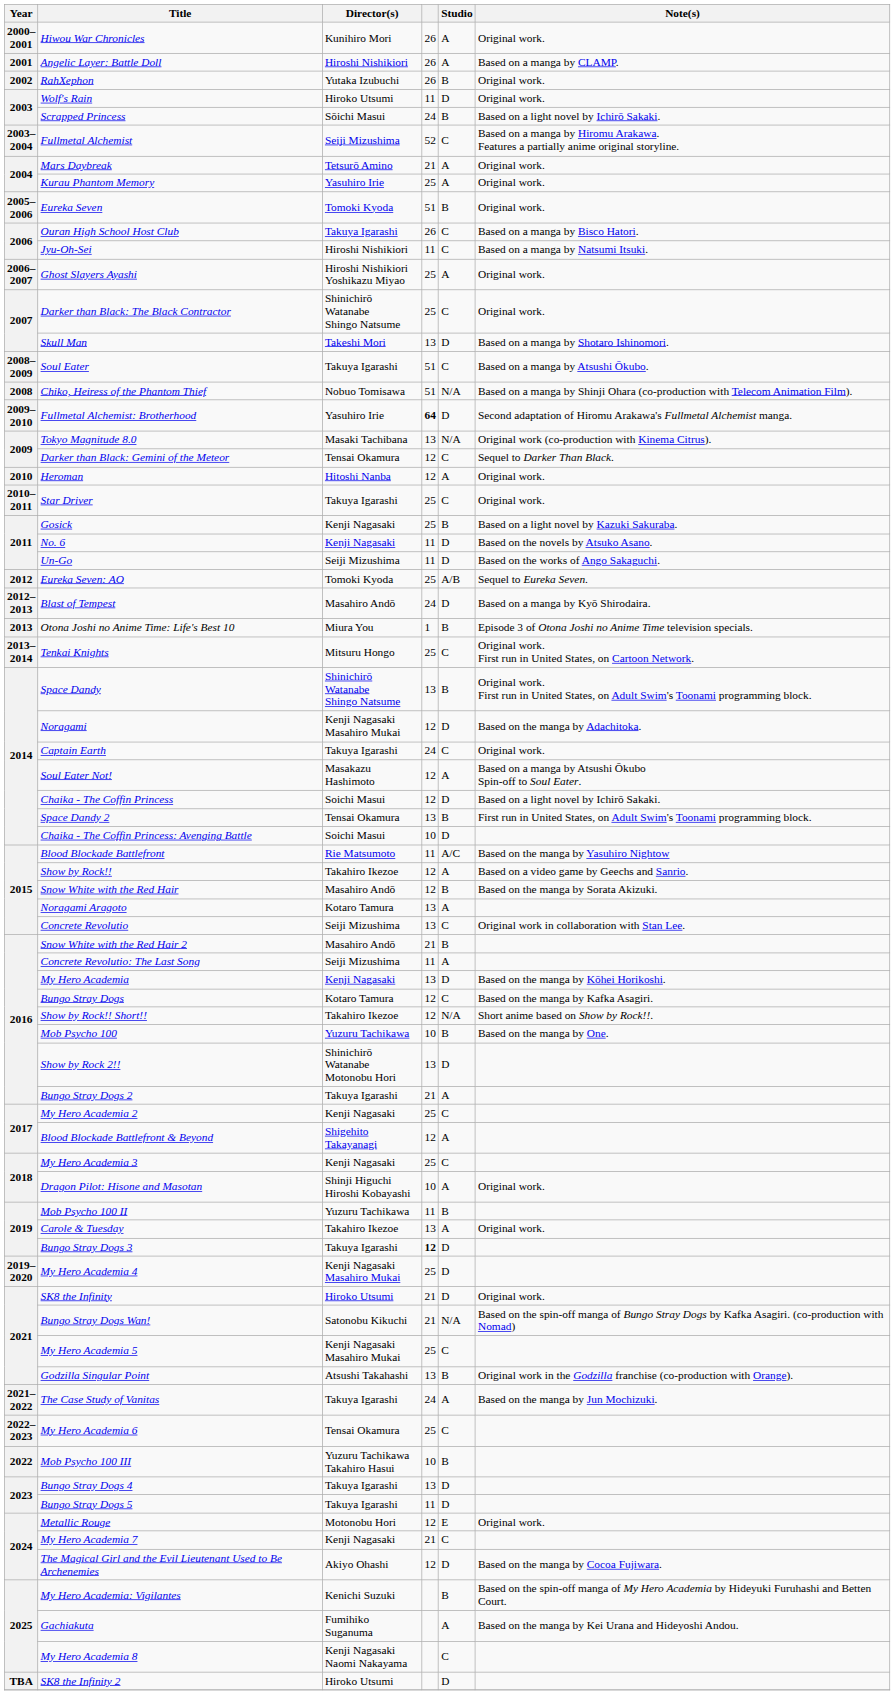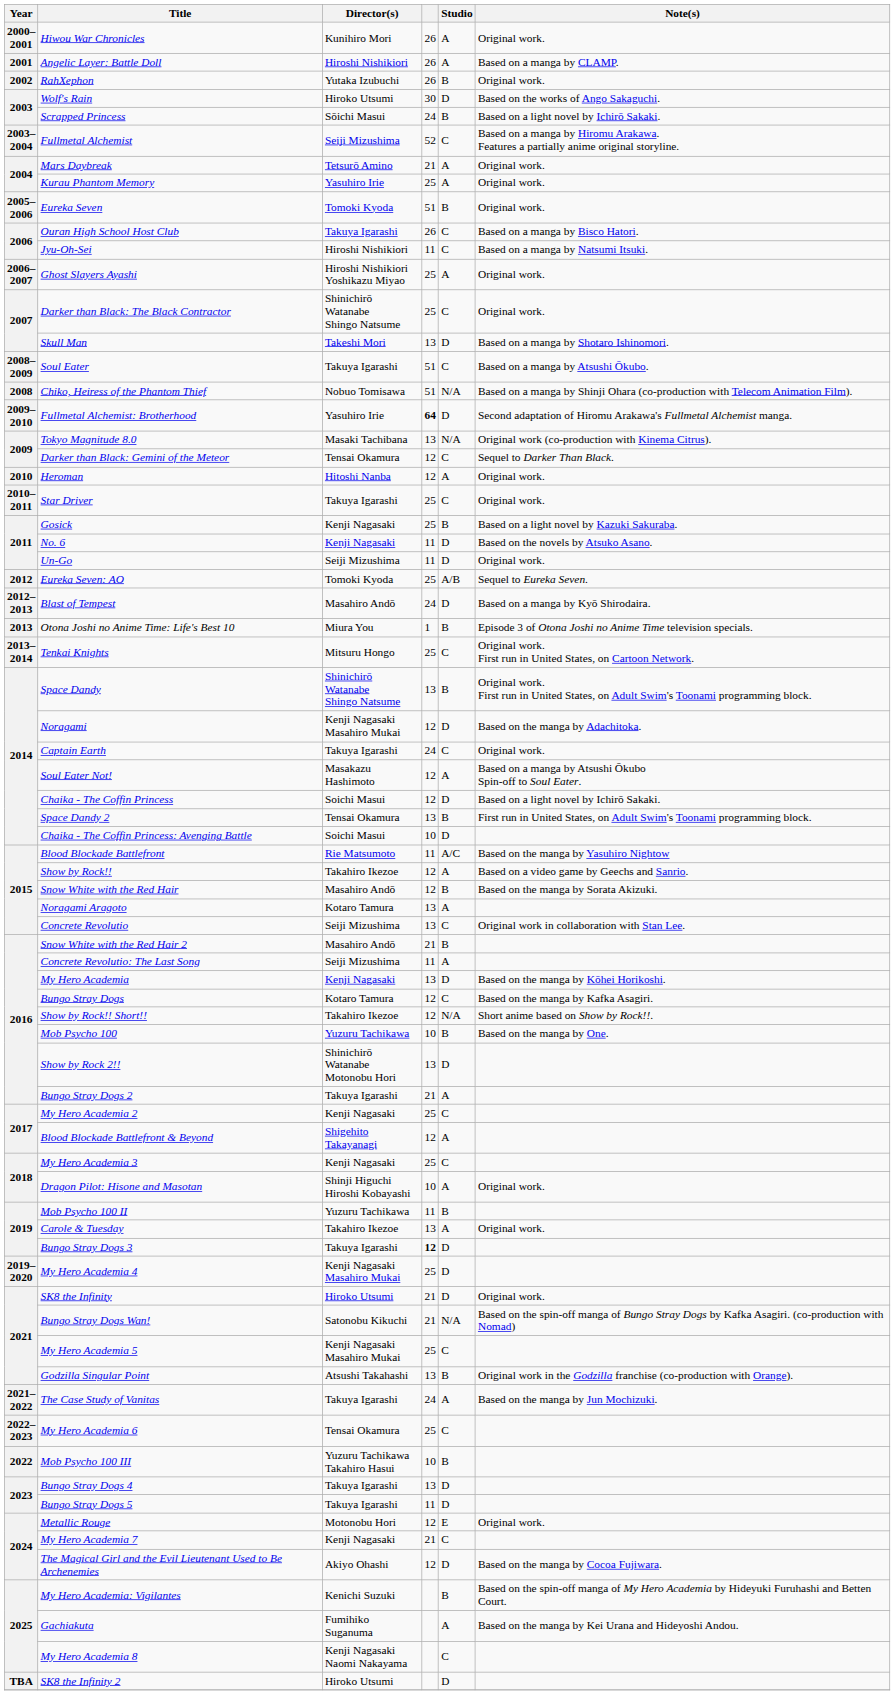(430, 98) 11 -> (430, 98) 30
(511, 98) Original work. -> (569, 98) Based on the works of Ango Sakaguchi.
(569, 560) Based on the works of Ango Sakaguchi. -> (511, 560) Original work.
